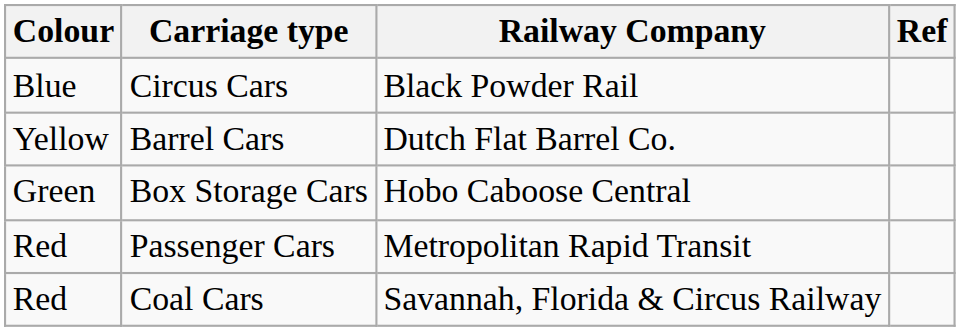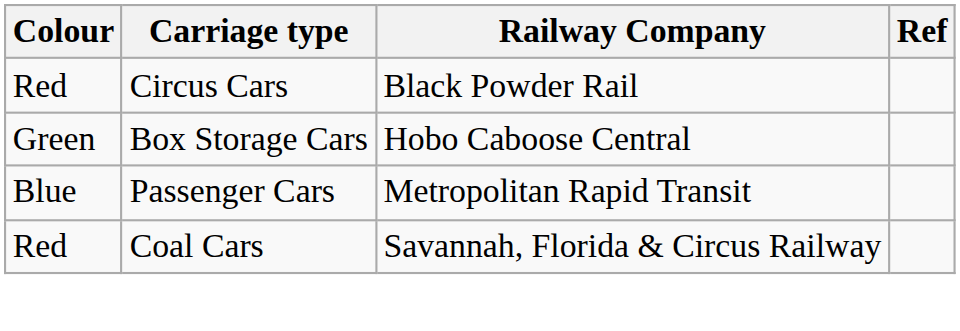(45, 84) Blue -> (40, 84) Red
- row: (207, 138)
(40, 245) Red -> (45, 191) Blue
